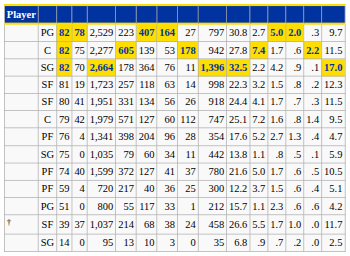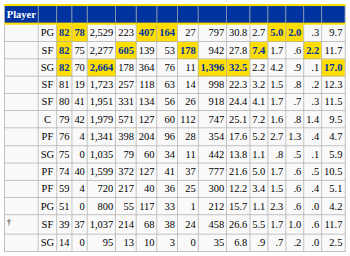(47, 50) C -> (47, 50) SF
(333, 50) 11.5 -> (333, 50) 11.7
(216, 171) 780 -> (216, 171) 777
(259, 189) 3.7 -> (259, 189) 3.4
(315, 206) .6 -> (315, 206) .0
(315, 224) .0 -> (315, 224) .6
